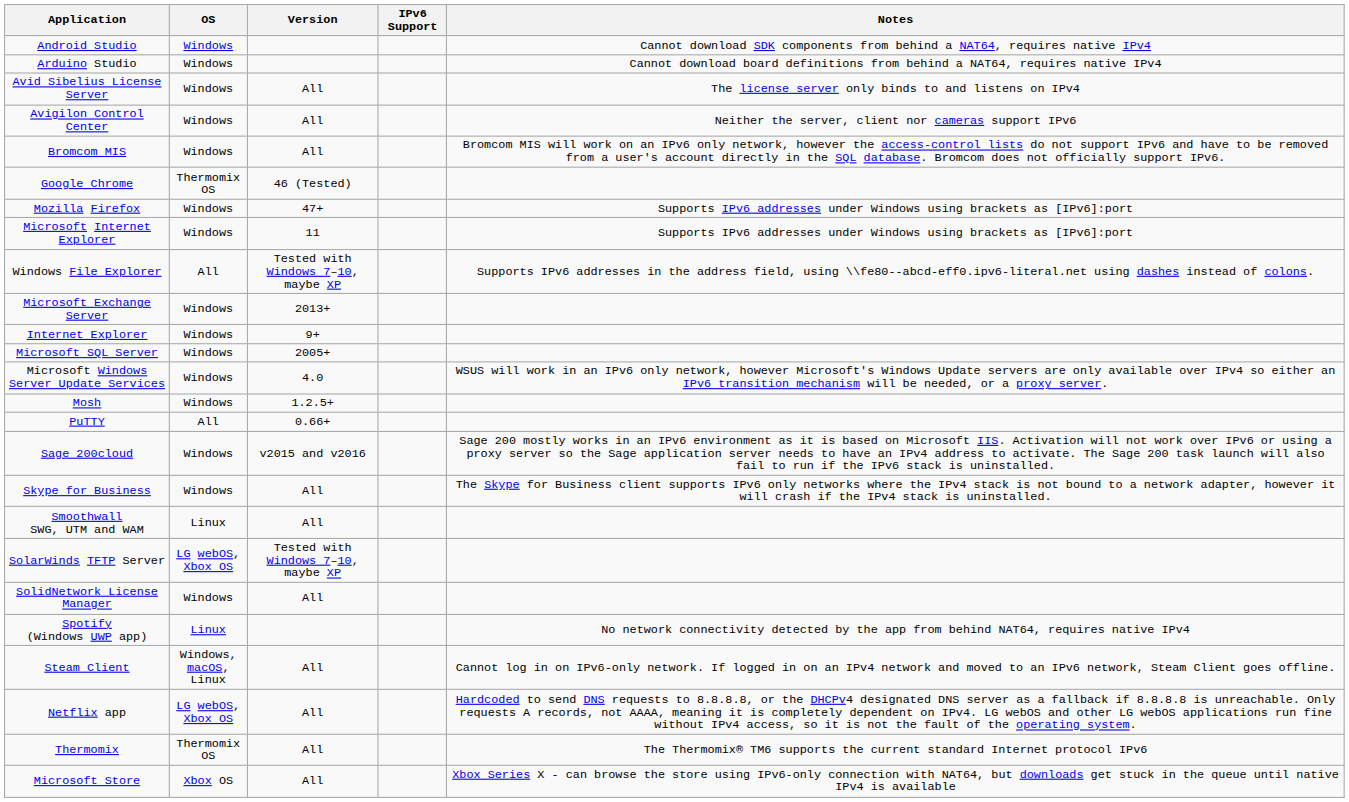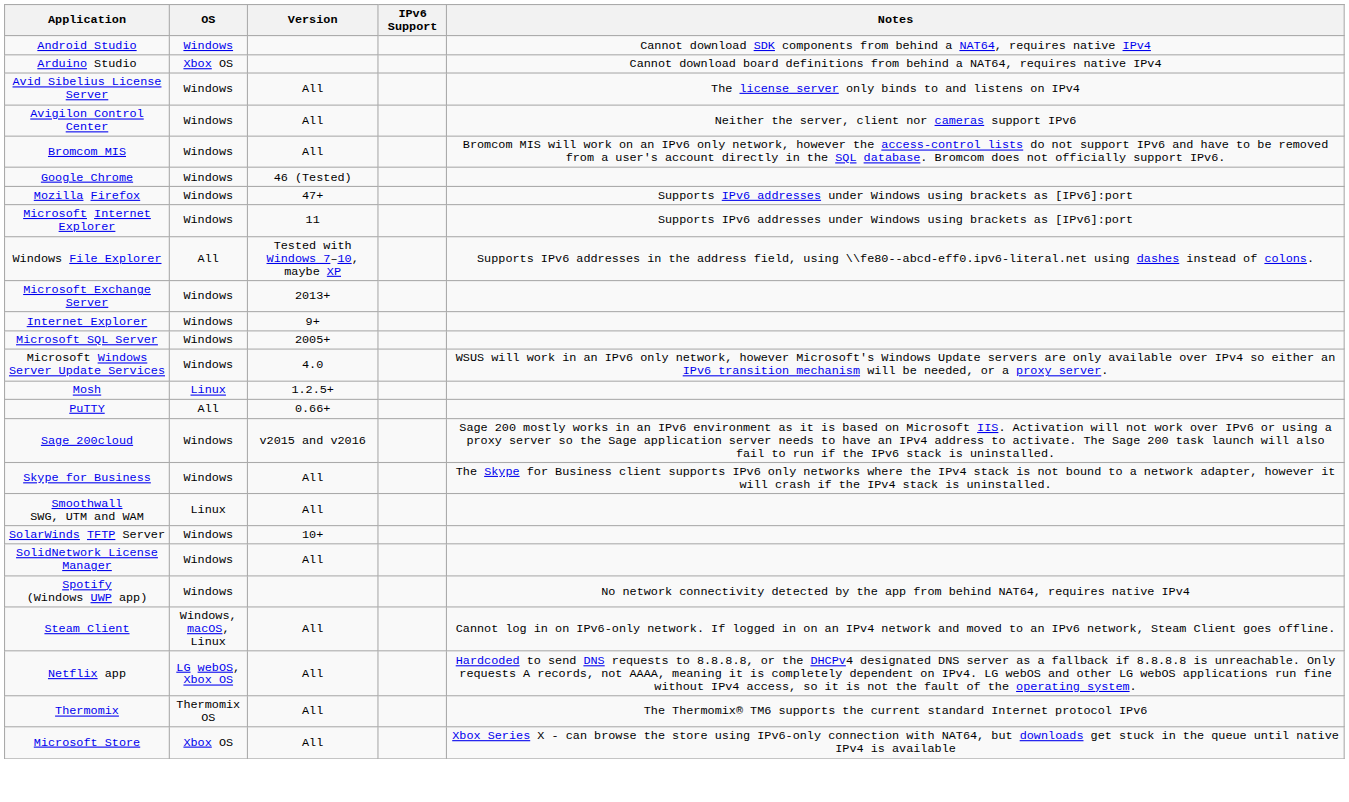(208, 64) Windows -> (208, 64) Xbox OS
(208, 183) Thermomix OS -> (208, 177) Windows
(208, 403) Windows -> (208, 390) Linux
(208, 560) LG webOS, Xbox OS -> (208, 535) Windows
(313, 560) Tested with Windows 7–10, maybe XP -> (313, 535) 10+
(208, 630) Linux -> (208, 591) Windows
